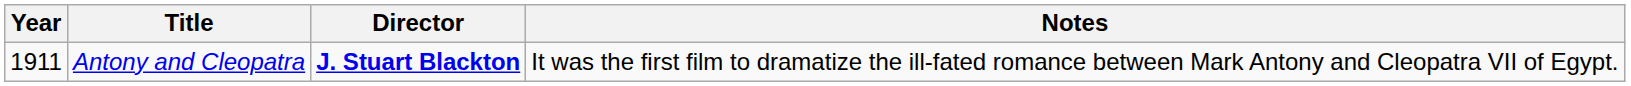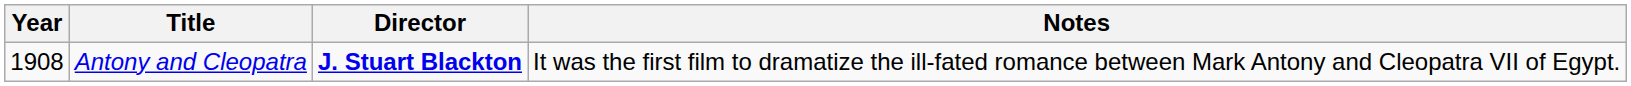(36, 61) 1911 -> (37, 61) 1908
